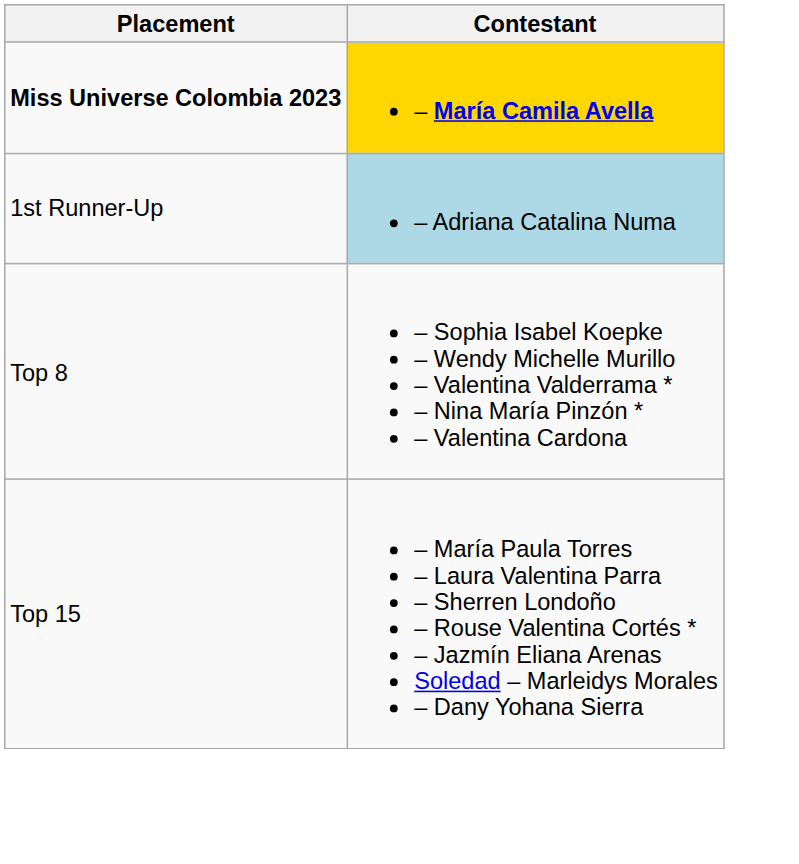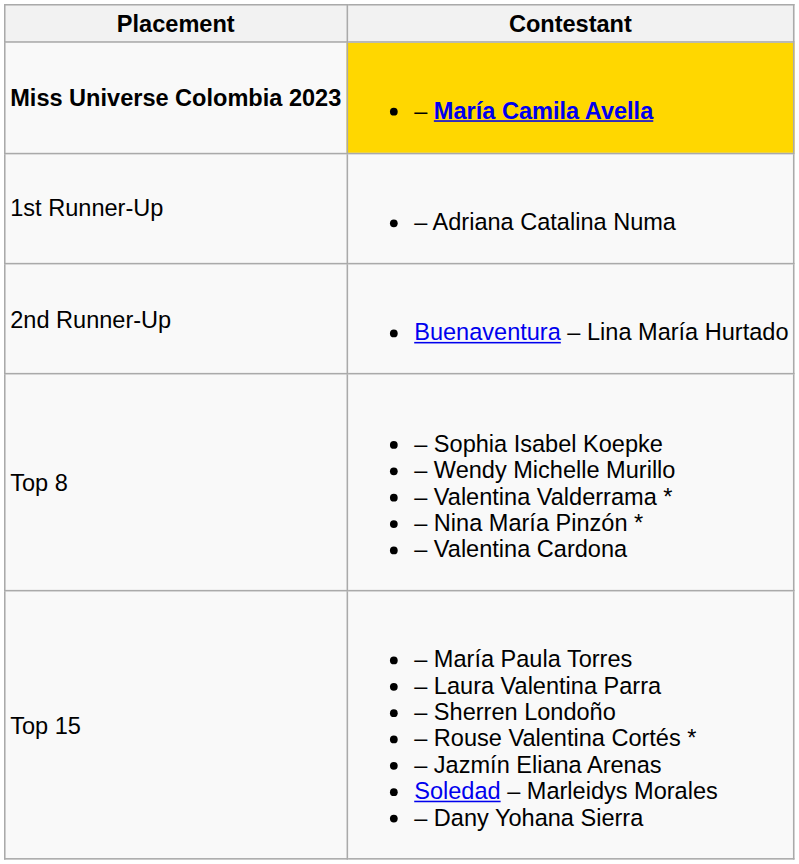(535, 222) lightblue background -> (570, 222) no background
+ row: (91, 319)
